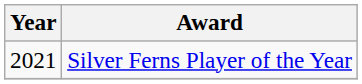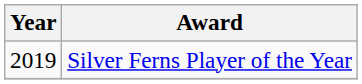(33, 59) 2021 -> (33, 59) 2019
